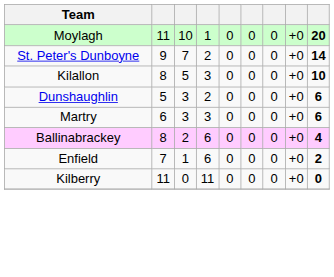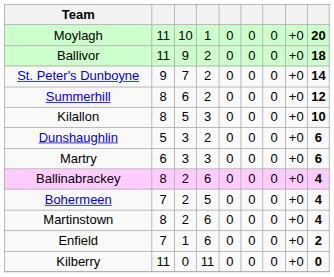+ row: (78, 55)
+ row: (78, 96)
+ row: (78, 199)
+ row: (78, 220)
